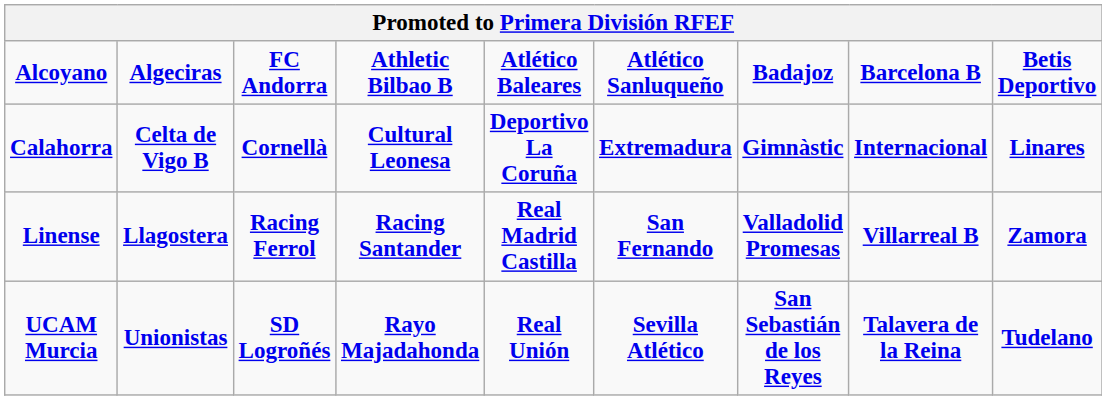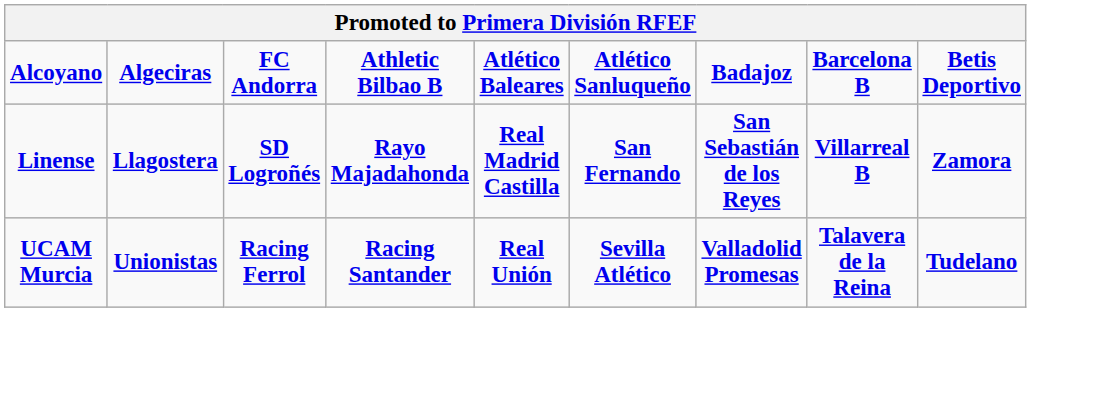- row: (61, 147)
(284, 236) Racing Ferrol -> (274, 160) SD Logroñés
(410, 236) Racing Santander -> (400, 160) Rayo Majadahonda
(793, 236) Valladolid Promesas -> (752, 160) San Sebastián de los Reyes
(284, 337) SD Logroñés -> (274, 261) Racing Ferrol
(410, 337) Rayo Majadahonda -> (400, 261) Racing Santander
(793, 337) San Sebastián de los Reyes -> (752, 261) Valladolid Promesas
